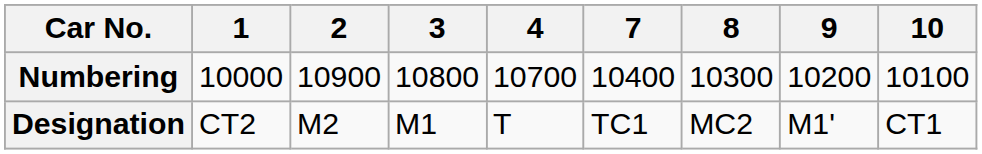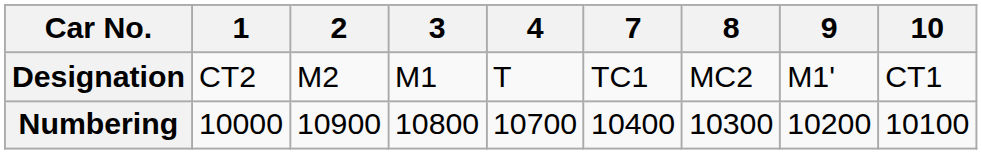rows swapped: (98, 124) <-> (98, 76)
